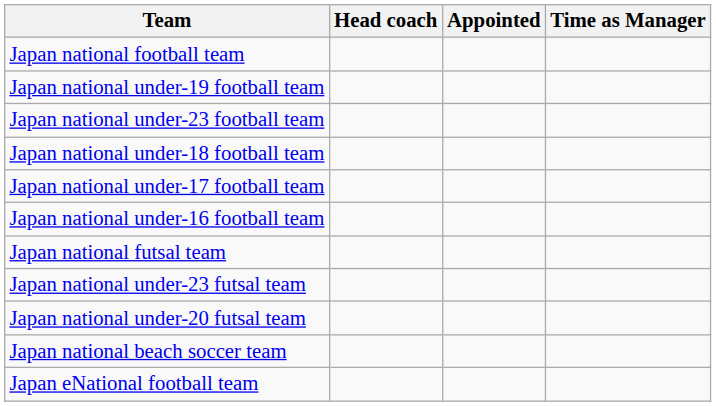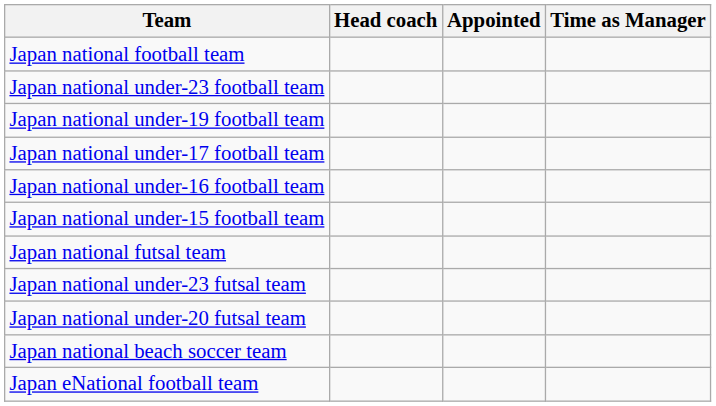rows swapped: (167, 119) <-> (167, 86)
- row: (167, 152)
+ row: (167, 218)
